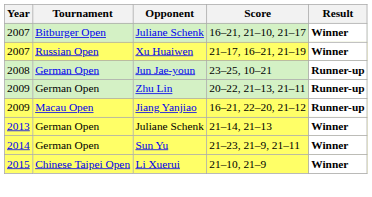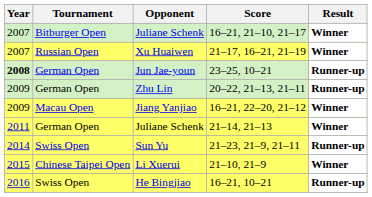(18, 70) normal -> (18, 70) bold
(338, 108) Runner-up -> (330, 108) Winner
(18, 126) 2013 -> (18, 126) 2011
(67, 145) German Open -> (62, 145) Swiss Open
(330, 145) Winner -> (338, 145) Runner-up
+ row: (241, 183)
